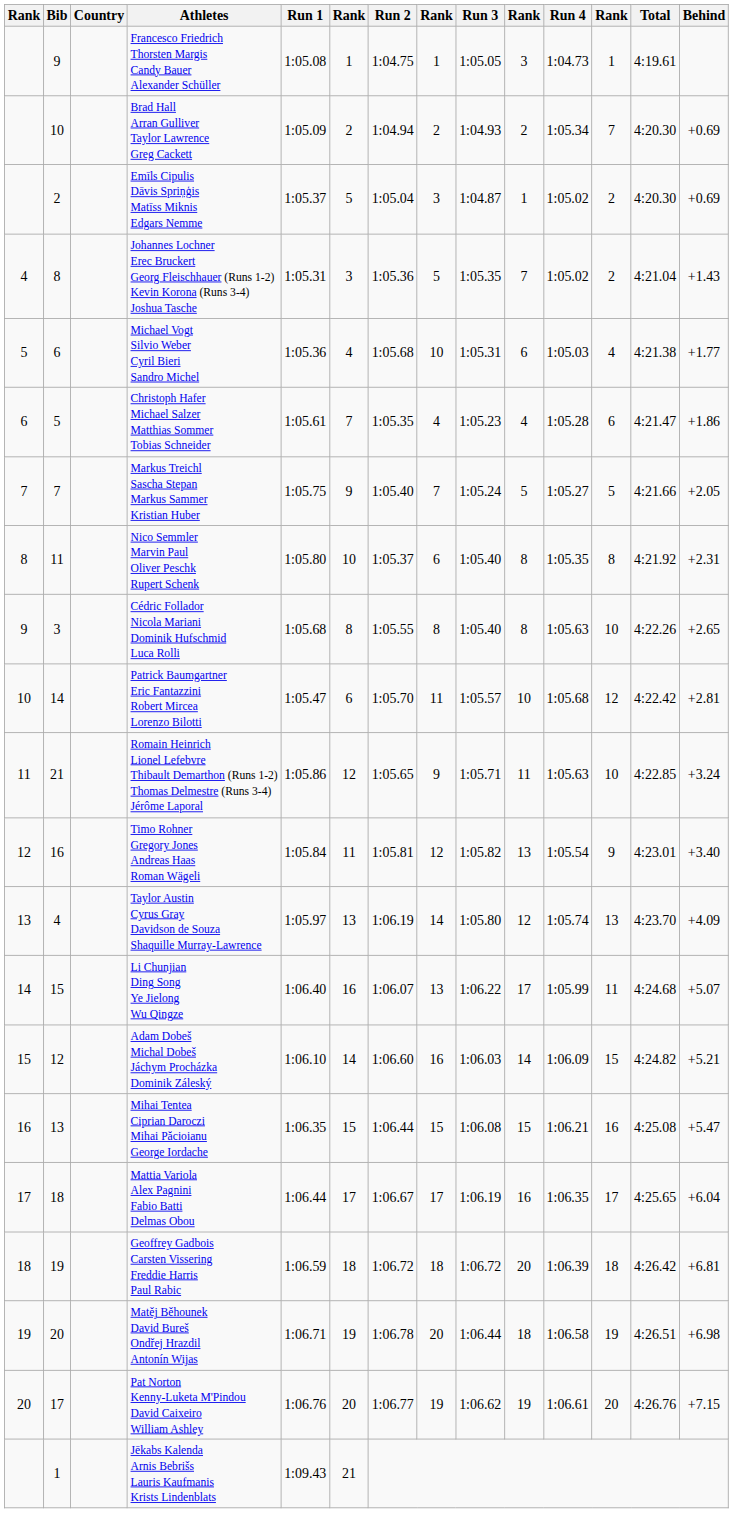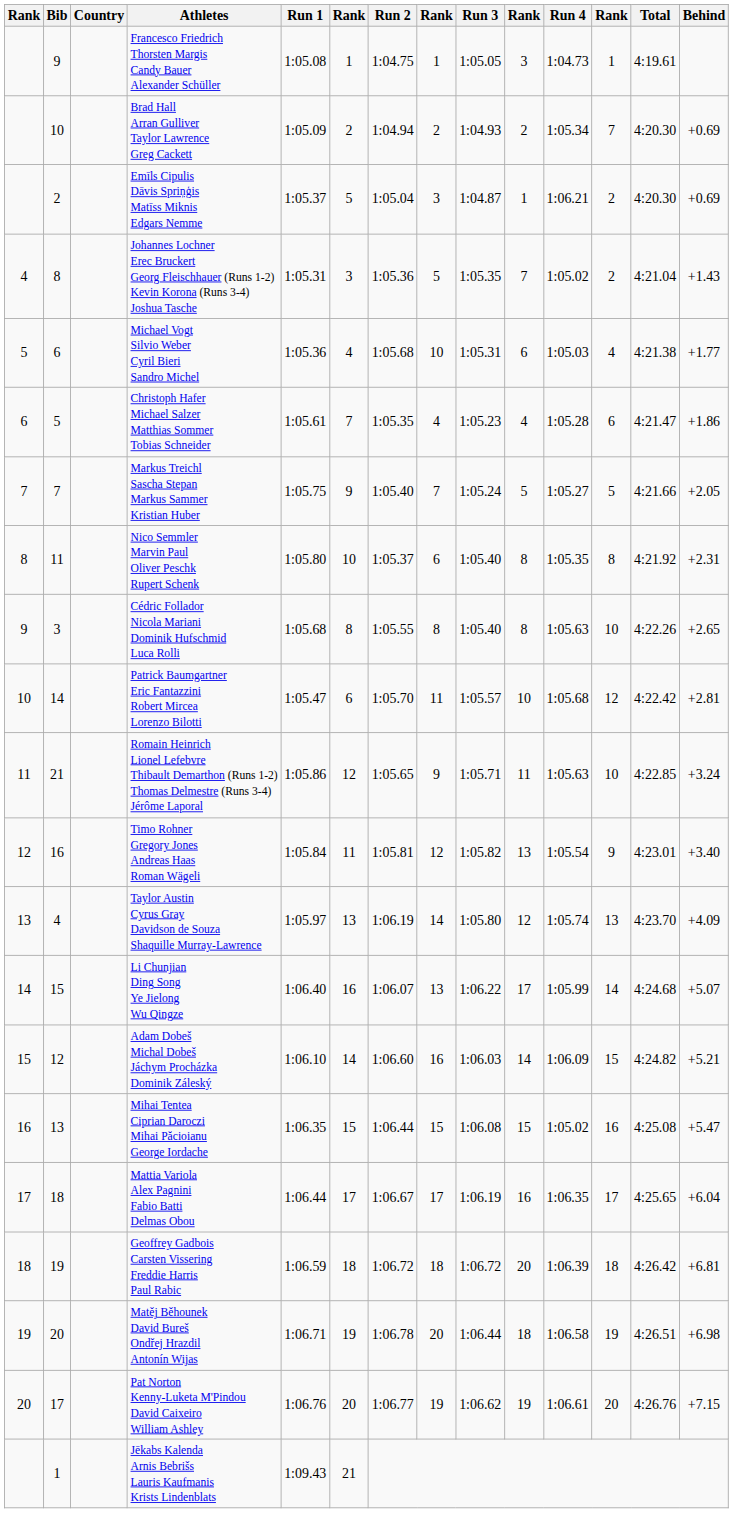(568, 199) 1:05.02 -> (568, 199) 1:06.21
(611, 990) 11 -> (611, 990) 14
(568, 1128) 1:06.21 -> (568, 1128) 1:05.02
